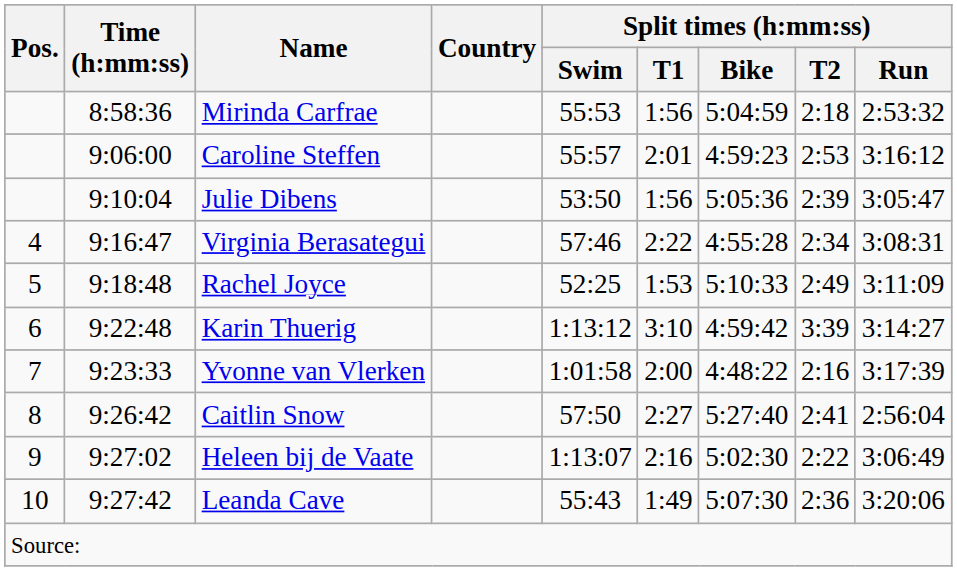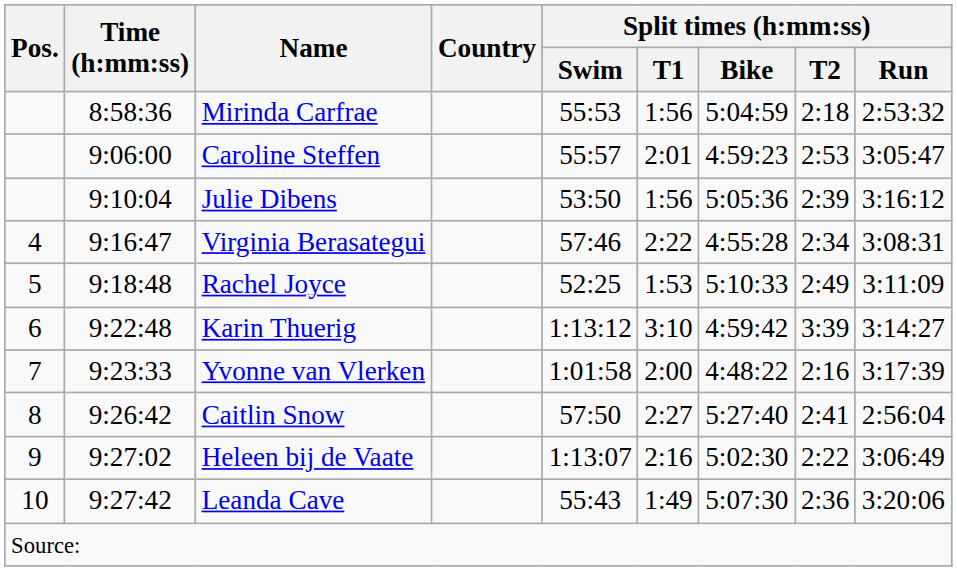(903, 155) 3:16:12 -> (903, 155) 3:05:47
(903, 198) 3:05:47 -> (903, 198) 3:16:12
